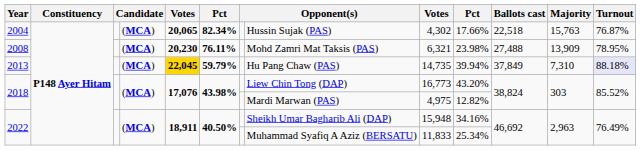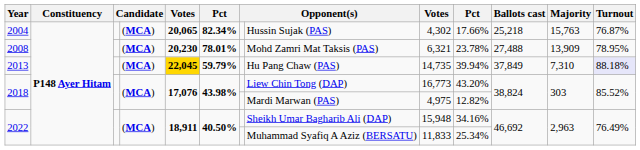(508, 30) 22,518 -> (508, 30) 25,218
(219, 48) 76.11% -> (220, 48) 78.01%
(472, 48) 23.98% -> (472, 48) 23.78%
